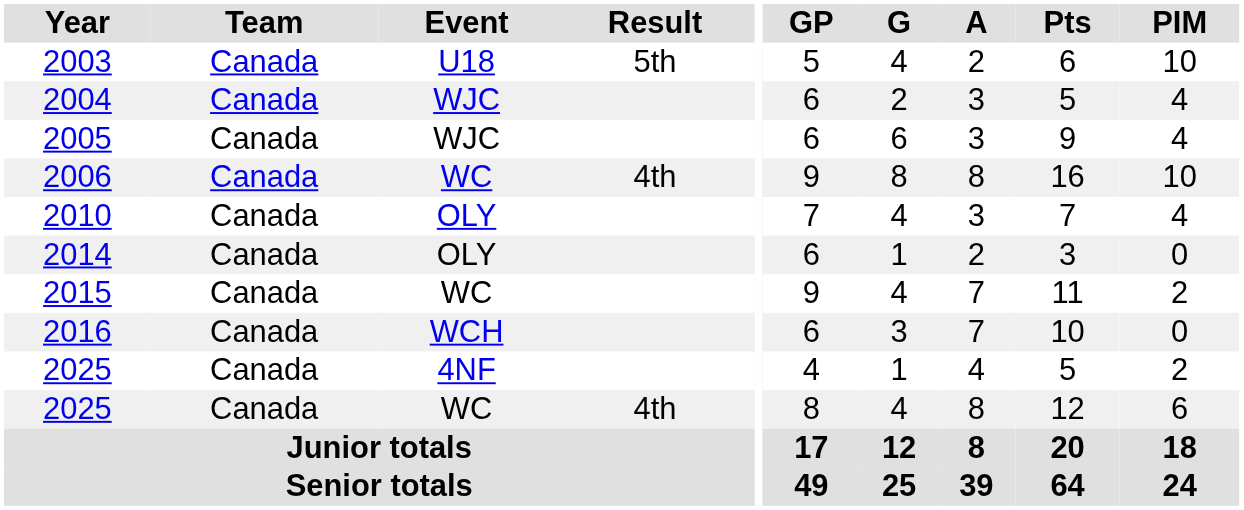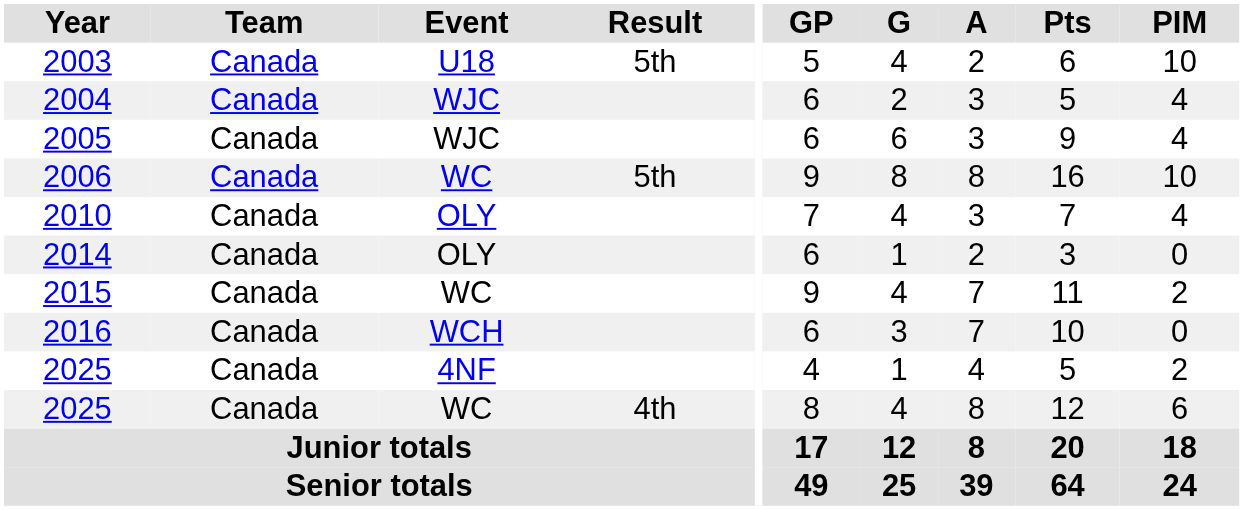(655, 177) 4th -> (655, 177) 5th
